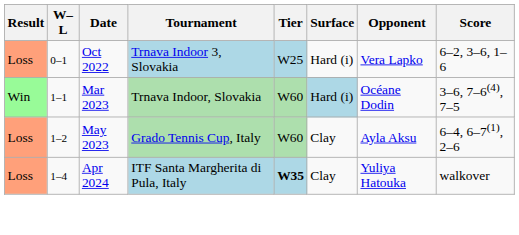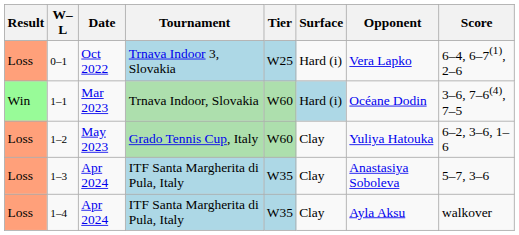(473, 59) 6–2, 3–6, 1–6 -> (474, 60) 6–4, 6–7(1), 2–6
(388, 137) Ayla Aksu -> (391, 139) Yuliya Hatouka
(471, 137) 6–4, 6–7(1), 2–6 -> (476, 139) 6–2, 3–6, 1–6
+ row: (59, 176)
(291, 175) bold -> (280, 212) normal
(383, 175) Yuliya Hatouka -> (377, 212) Ayla Aksu
